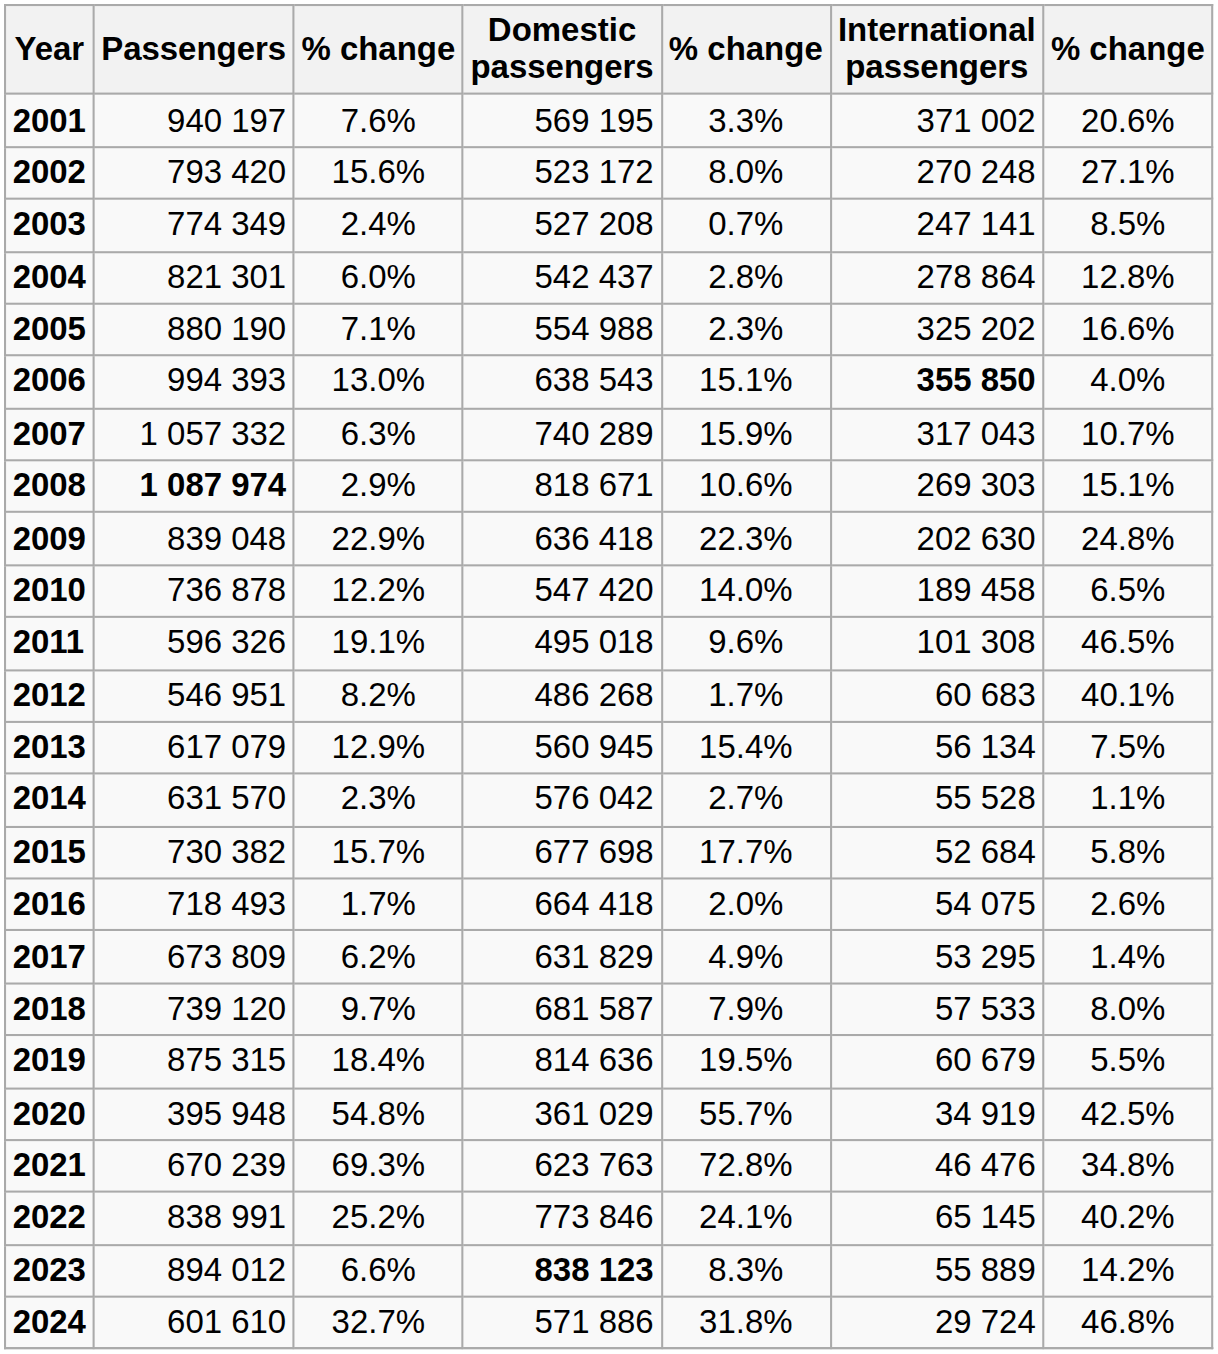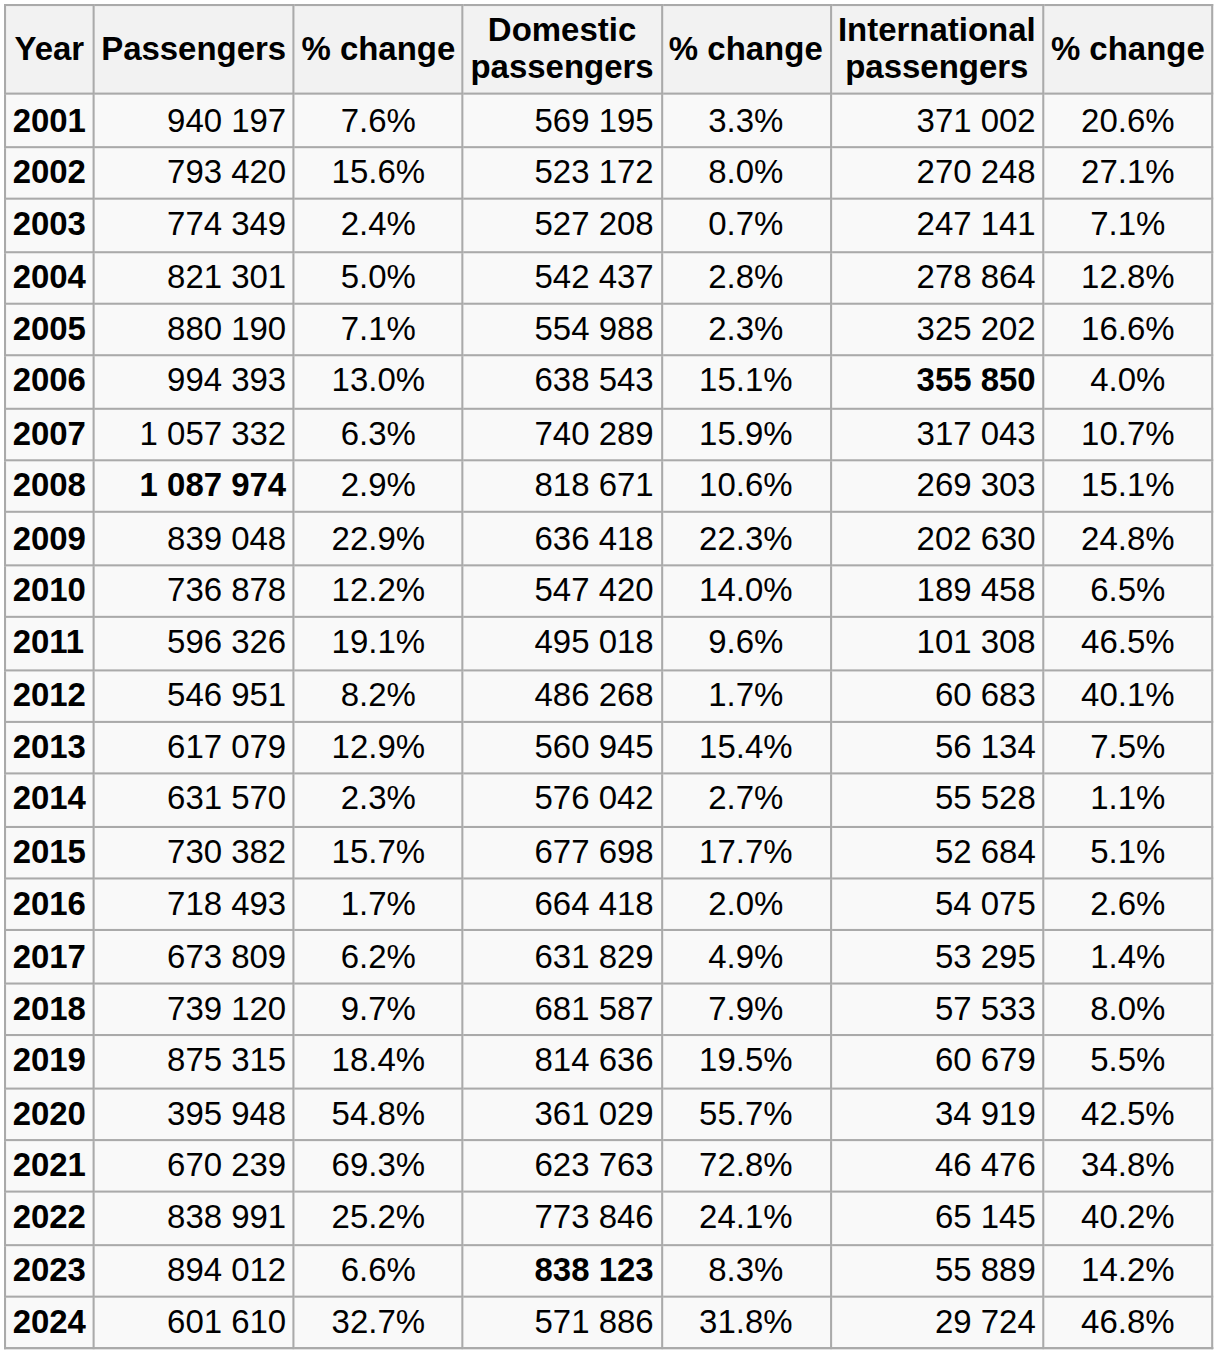(1128, 224) 8.5% -> (1128, 224) 7.1%
(378, 276) 6.0% -> (378, 276) 5.0%
(1128, 851) 5.8% -> (1128, 851) 5.1%
